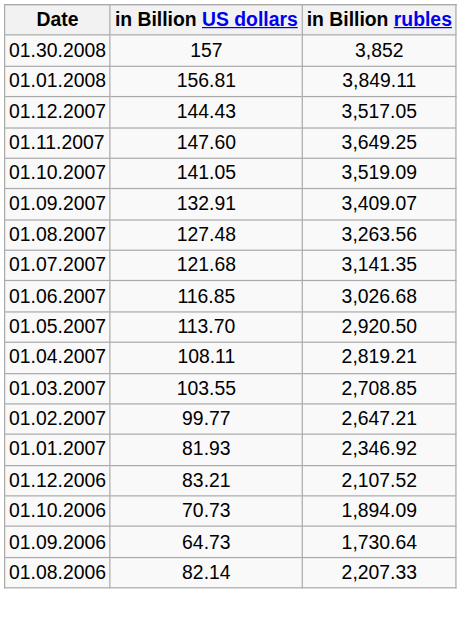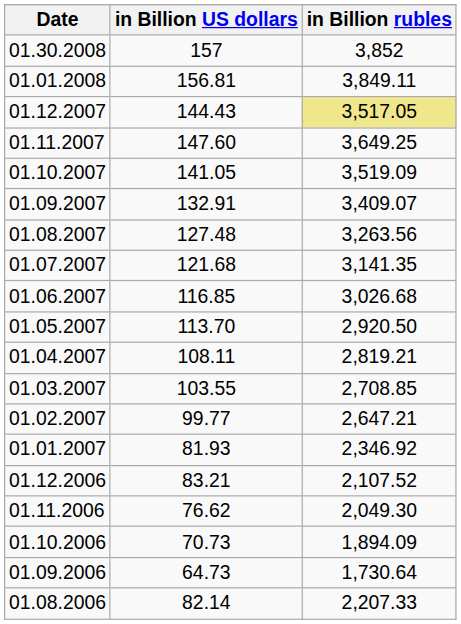(379, 111) no background -> (379, 111) khaki background
+ row: (57, 511)
